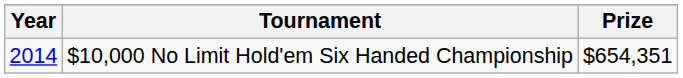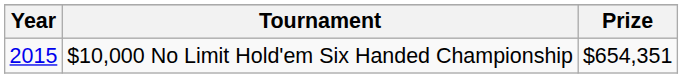(33, 55) 2014 -> (33, 55) 2015
